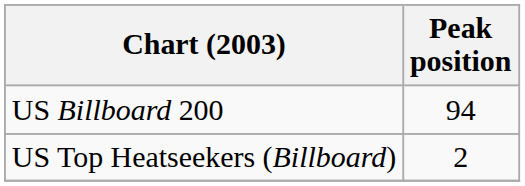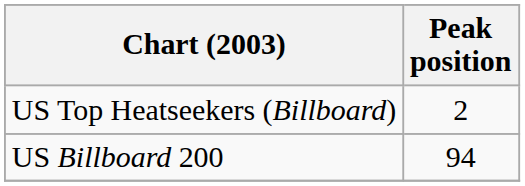rows swapped: (118, 109) <-> (204, 156)
